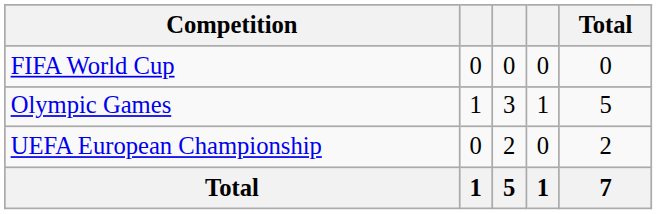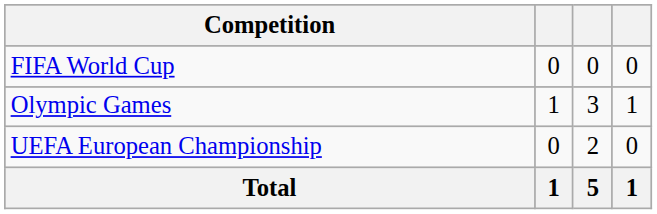- column: (606, 25)
